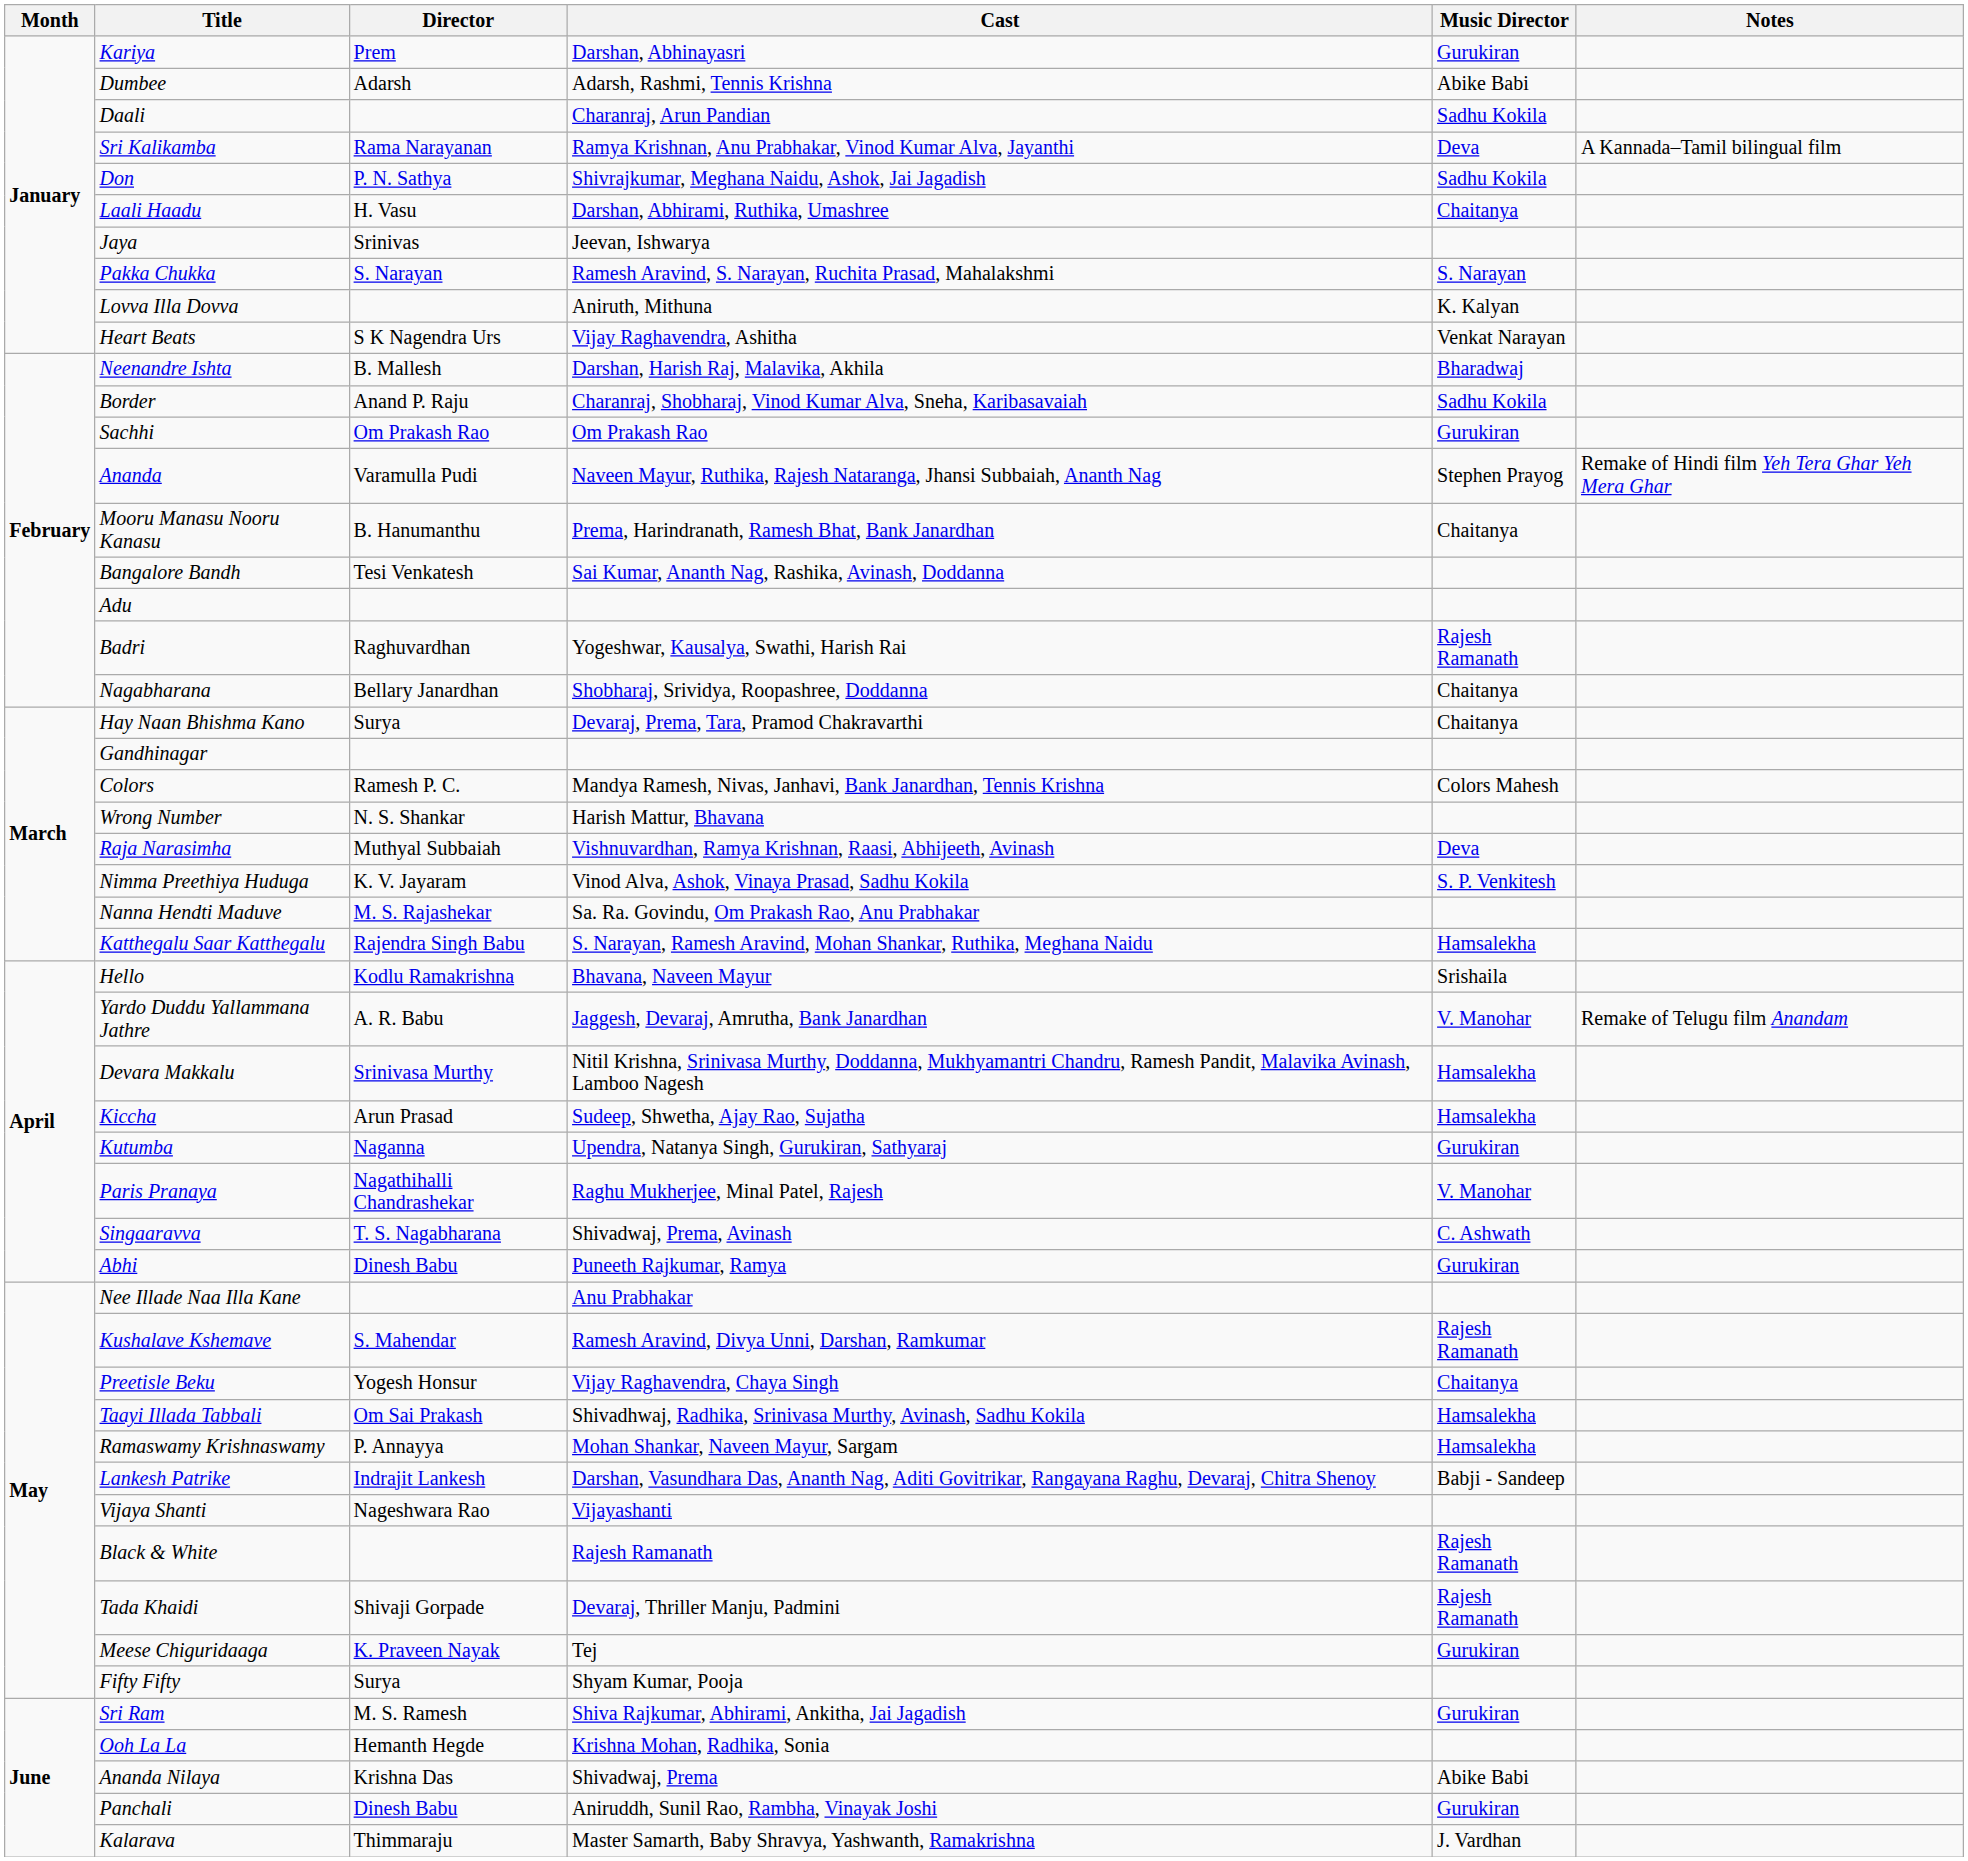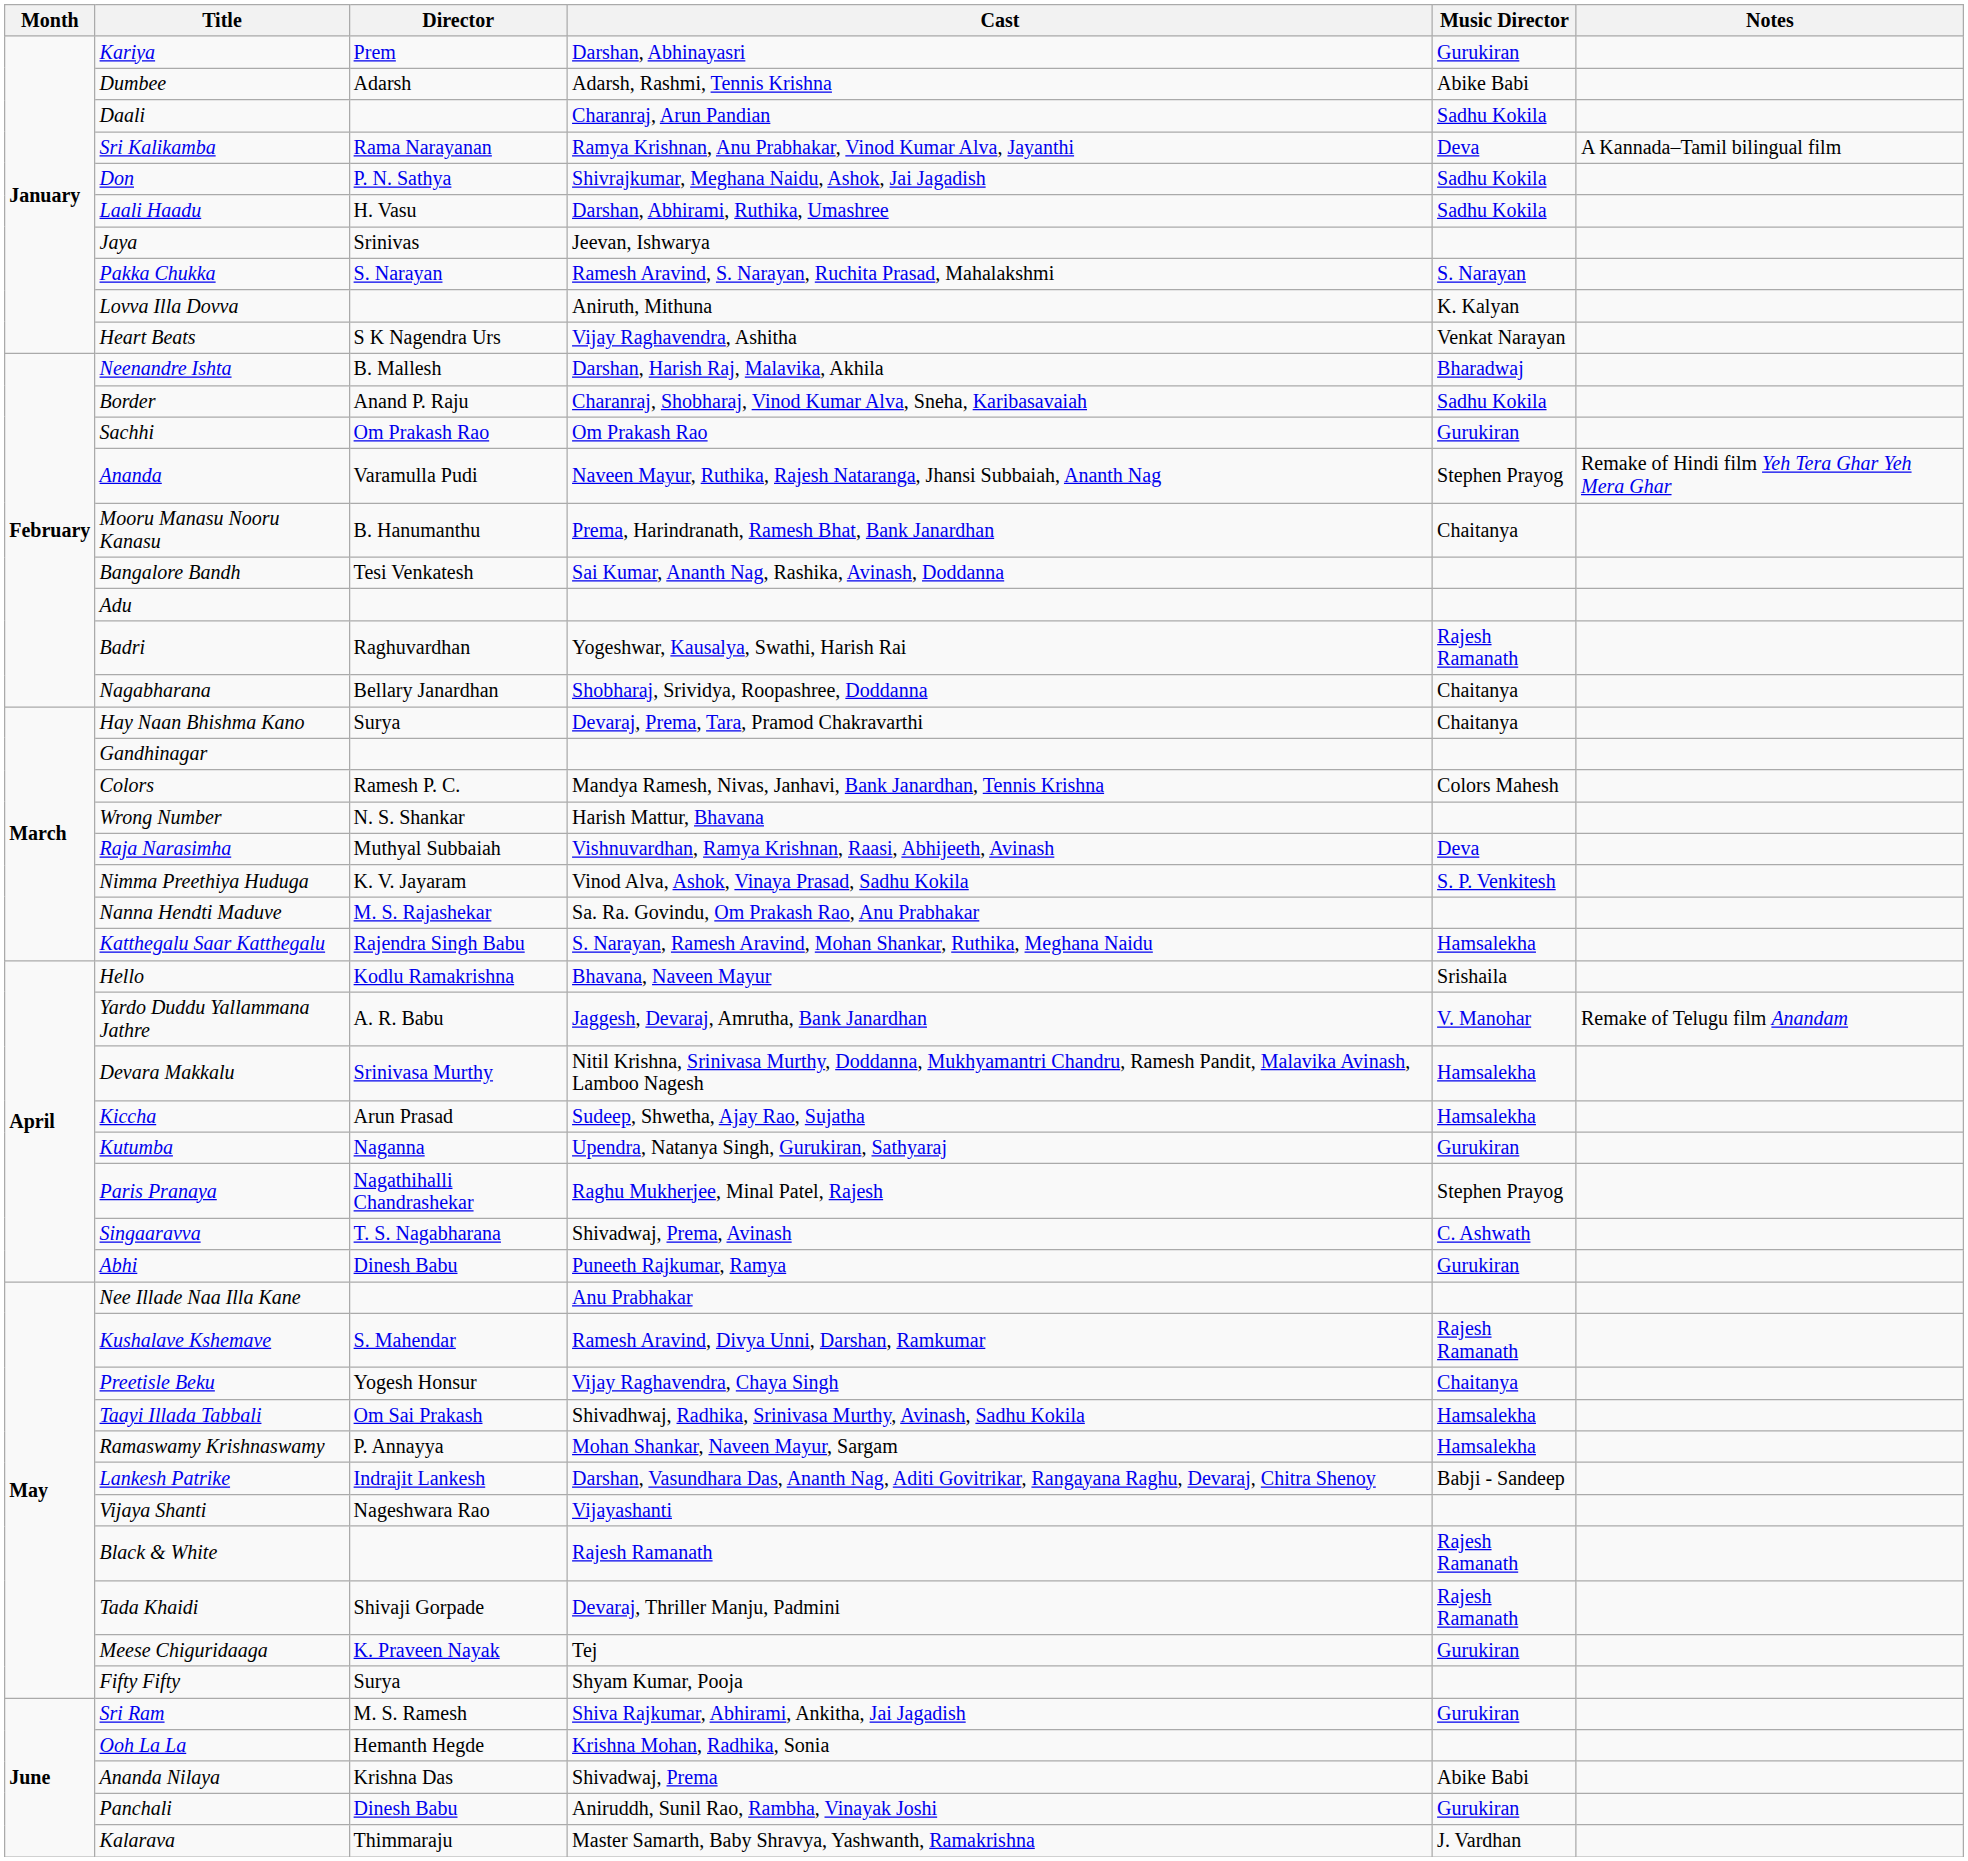(1478, 210) Chaitanya -> (1492, 210) Sadhu Kokila
(1484, 1190) V. Manohar -> (1500, 1190) Stephen Prayog
